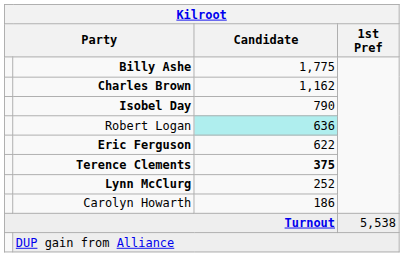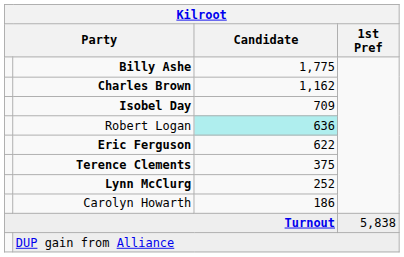(324, 106) 790 -> (324, 106) 709
(324, 164) bold -> (324, 164) normal
(378, 223) 5,538 -> (378, 223) 5,838
